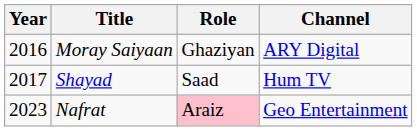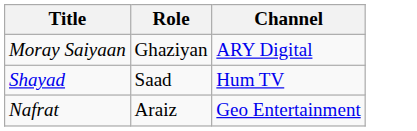- column: (28, 19)
(203, 110) pink background -> (156, 110) no background
